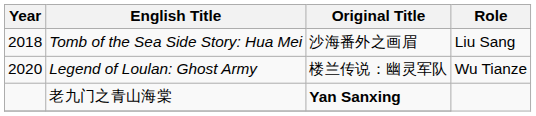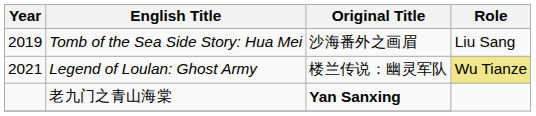(25, 42) 2018 -> (25, 42) 2019
(25, 69) 2020 -> (25, 69) 2021
(491, 69) no background -> (491, 69) khaki background
